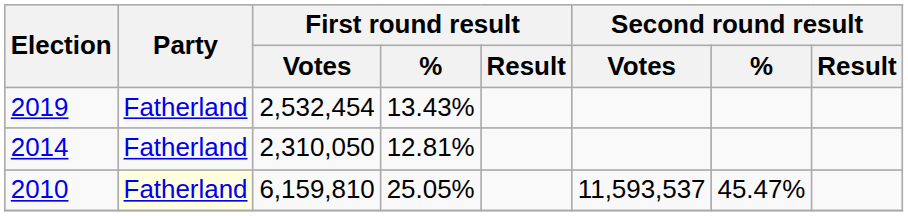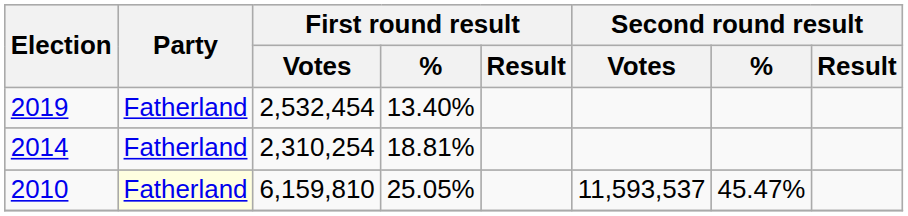(431, 107) 13.43% -> (431, 107) 13.40%
(317, 148) 2,310,050 -> (317, 148) 2,310,254
(431, 148) 12.81% -> (431, 148) 18.81%
